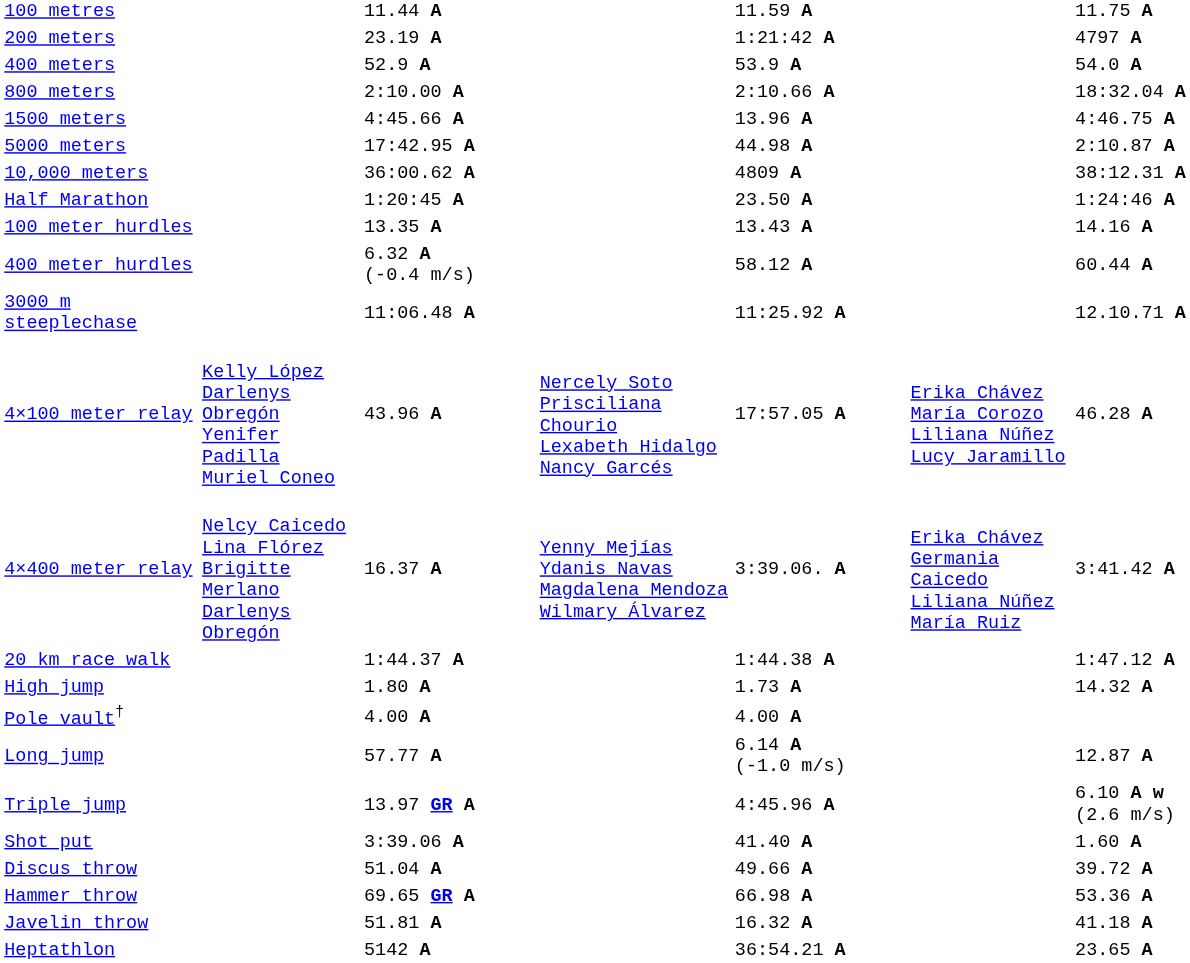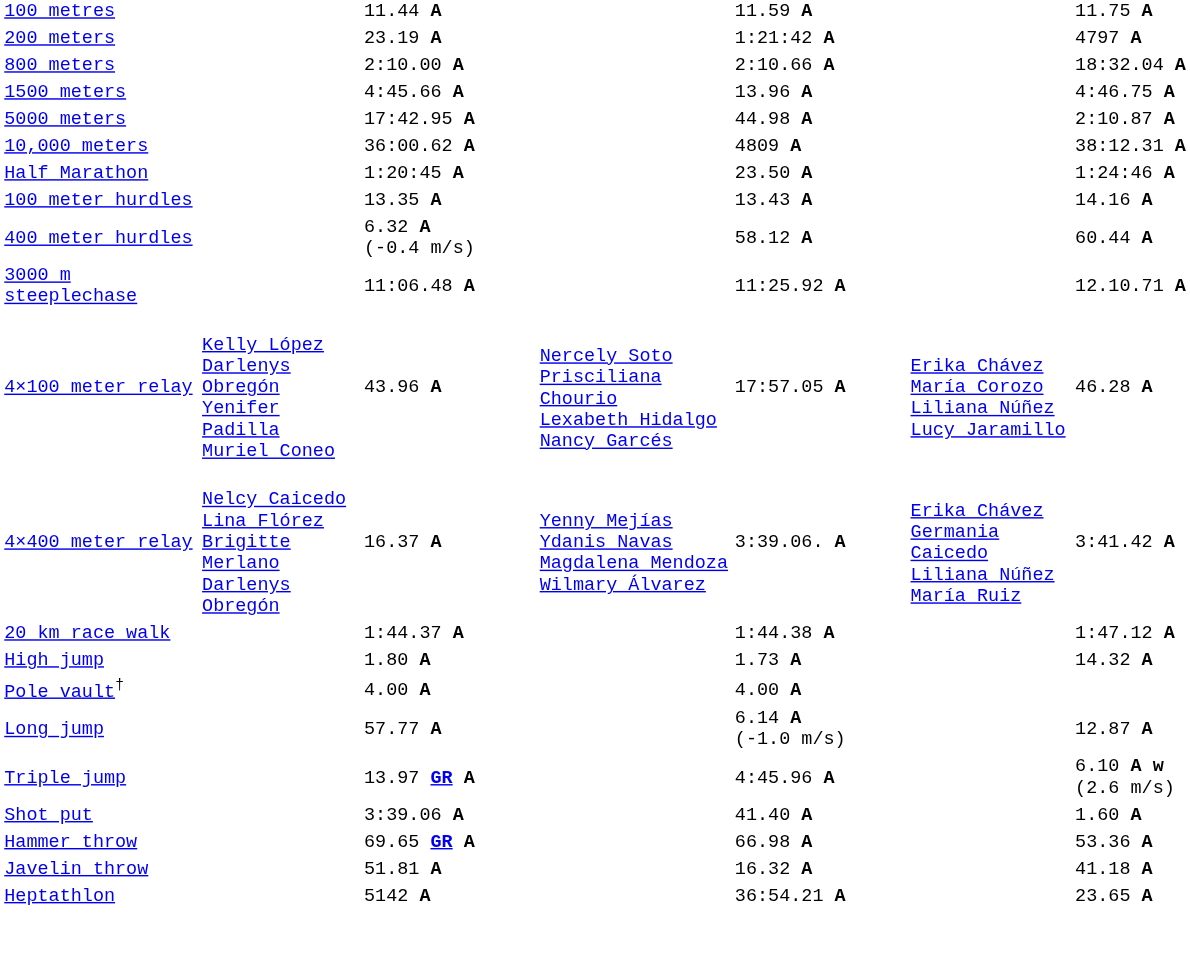- row: (60, 65)
- row: (71, 869)
